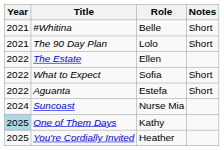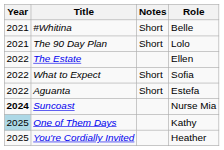columns swapped: (162, 12) <-> (203, 12)
(18, 106) normal -> (18, 106) bold
